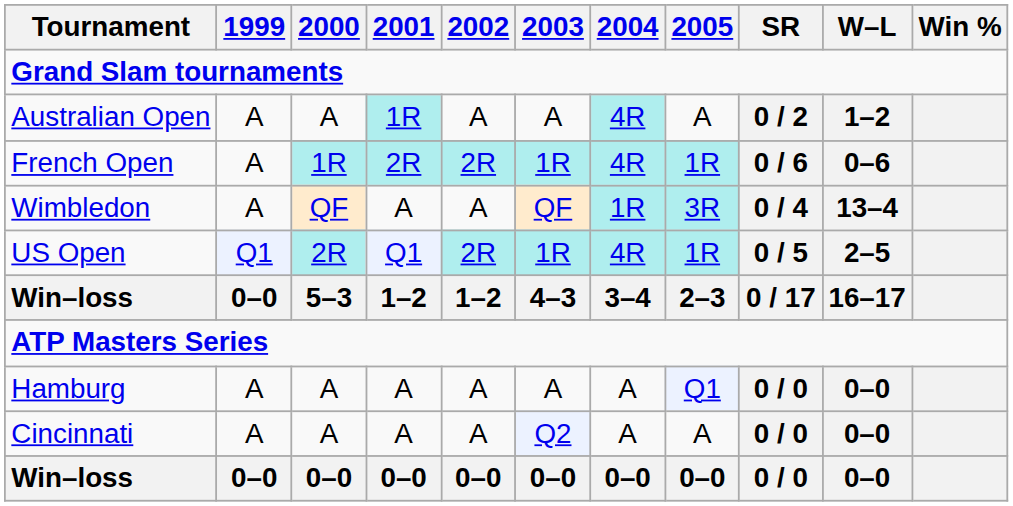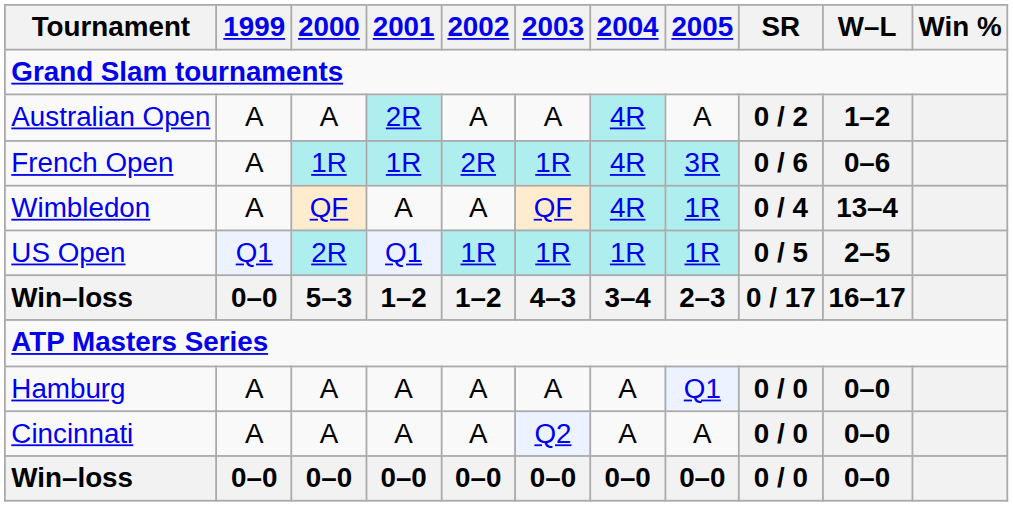(404, 116) 1R -> (404, 116) 2R
(404, 161) 2R -> (404, 161) 1R
(702, 161) 1R -> (702, 161) 3R
(628, 206) 1R -> (628, 206) 4R
(702, 206) 3R -> (702, 206) 1R
(478, 251) 2R -> (478, 251) 1R
(628, 251) 4R -> (628, 251) 1R
